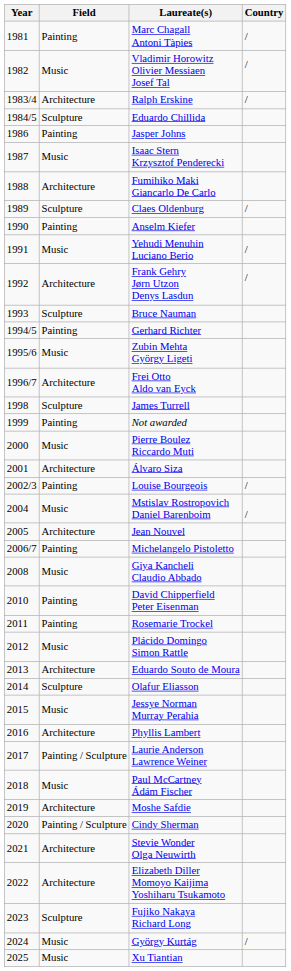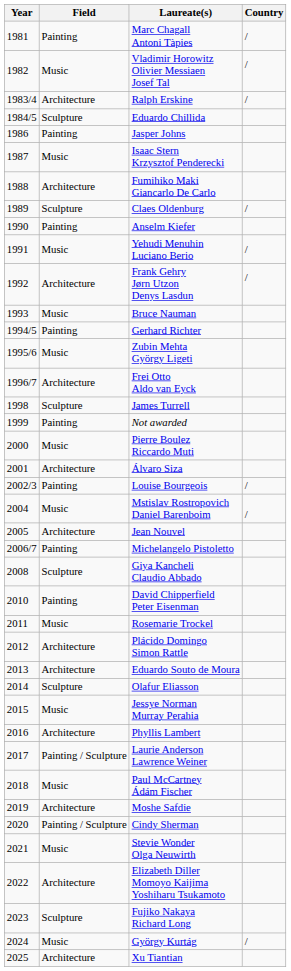(62, 313) Sculpture -> (55, 313) Music
(55, 571) Music -> (62, 571) Sculpture
(59, 623) Painting -> (55, 623) Music
(55, 646) Music -> (68, 646) Architecture
(68, 848) Architecture -> (55, 848) Music
(55, 958) Music -> (68, 958) Architecture
